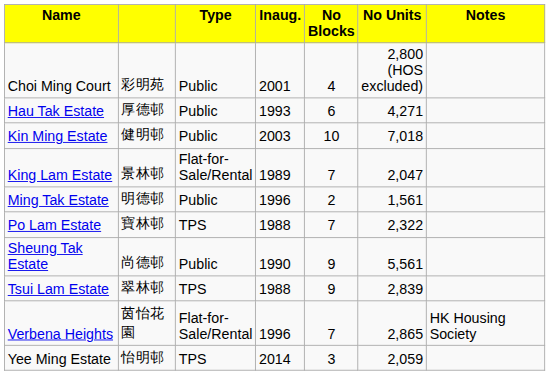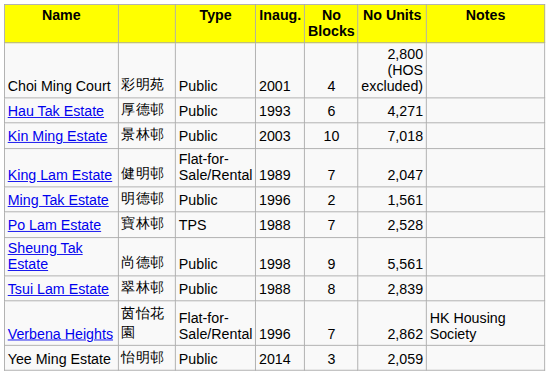(143, 135) 健明邨 -> (143, 135) 景林邨
(143, 173) 景林邨 -> (143, 173) 健明邨
(405, 226) 2,322 -> (405, 226) 2,528
(275, 264) 1990 -> (275, 264) 1998
(193, 289) TPS -> (198, 289) Public
(331, 289) 9 -> (331, 289) 8
(405, 333) 2,865 -> (405, 333) 2,862
(193, 359) TPS -> (198, 359) Public
